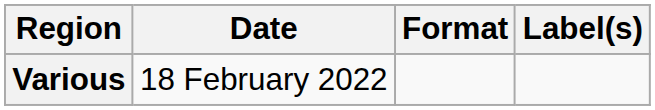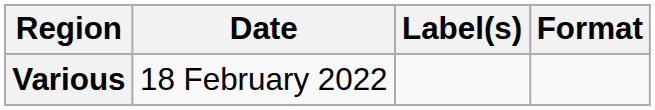columns swapped: (455, 29) <-> (583, 29)
